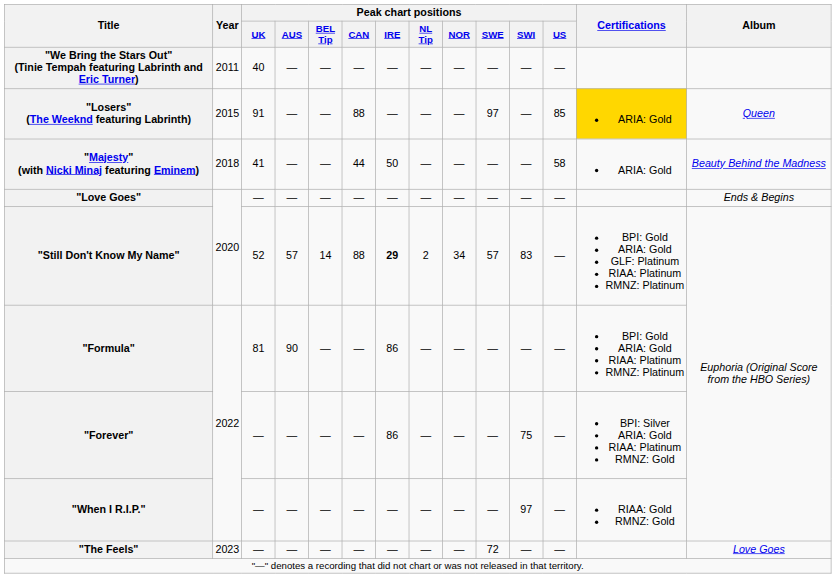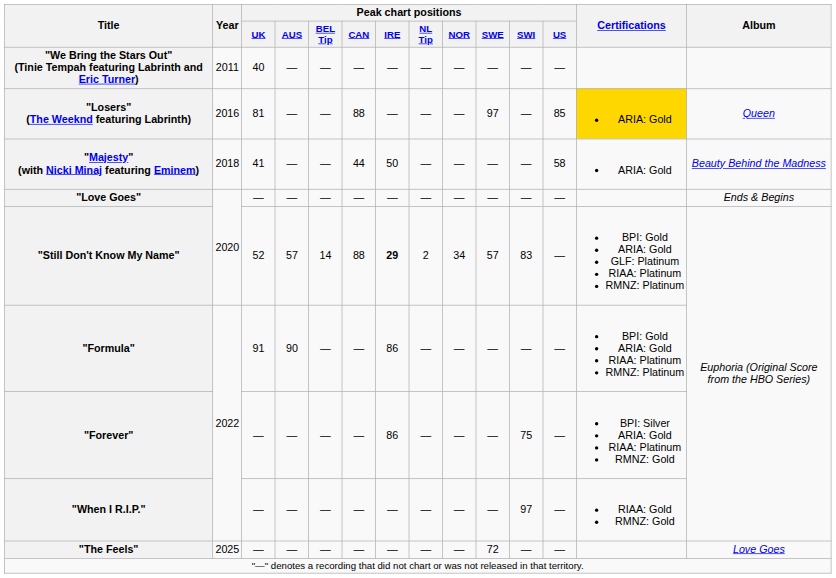(227, 113) 2015 -> (227, 113) 2016
(258, 113) 91 -> (258, 113) 81
(258, 348) 81 -> (258, 348) 91
(227, 549) 2023 -> (227, 549) 2025
